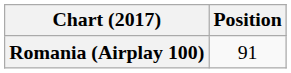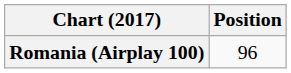(248, 51) 91 -> (248, 51) 96
